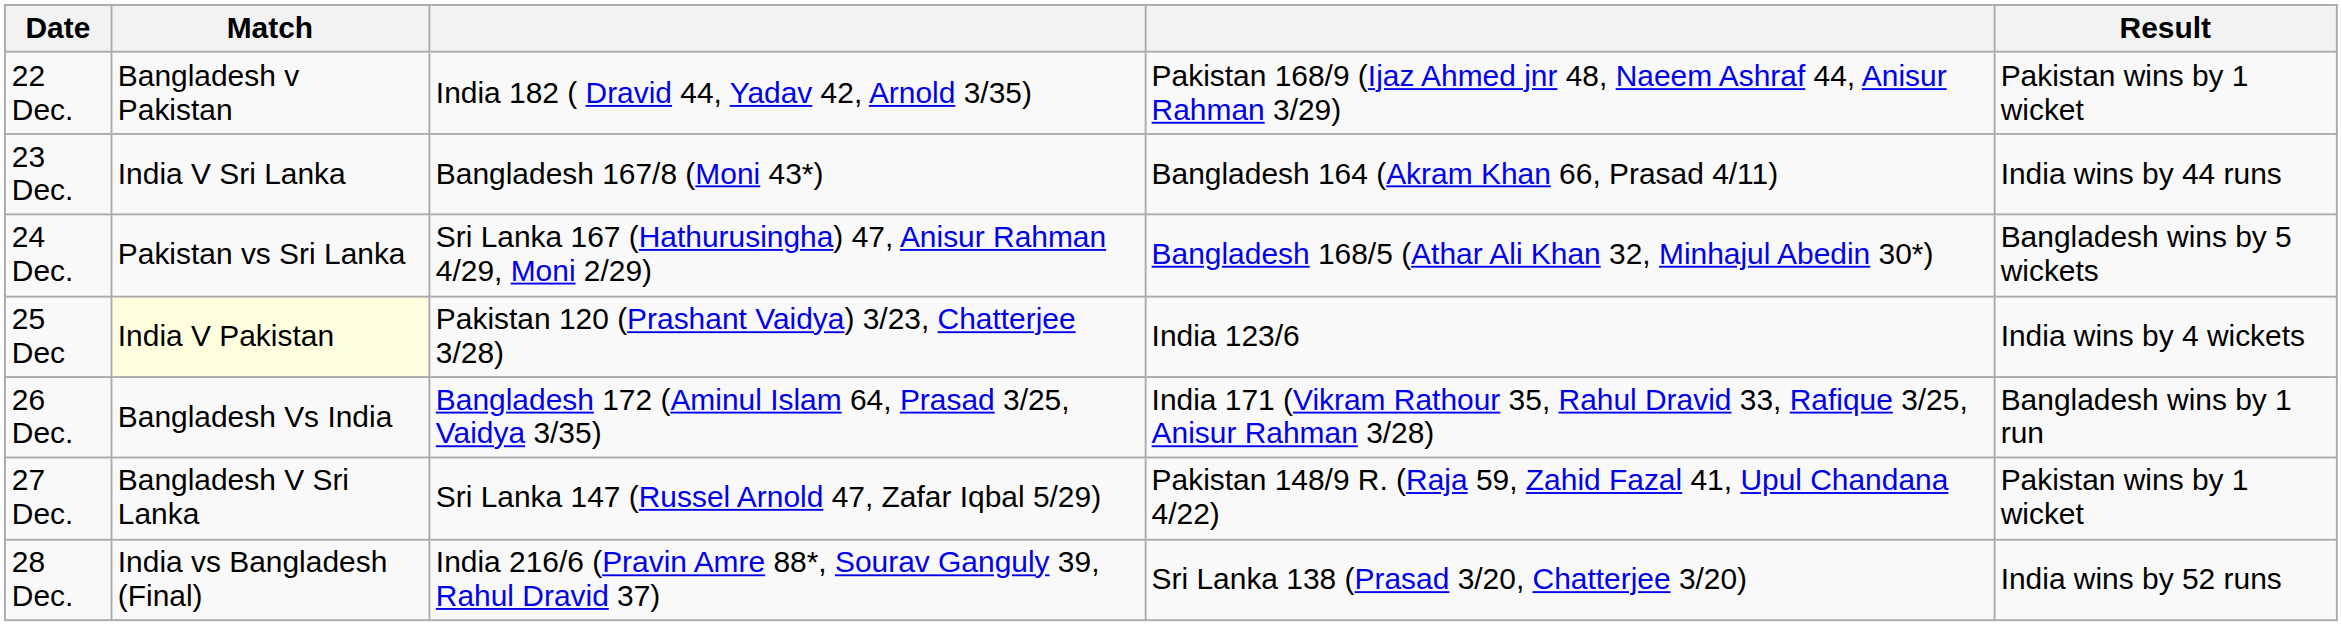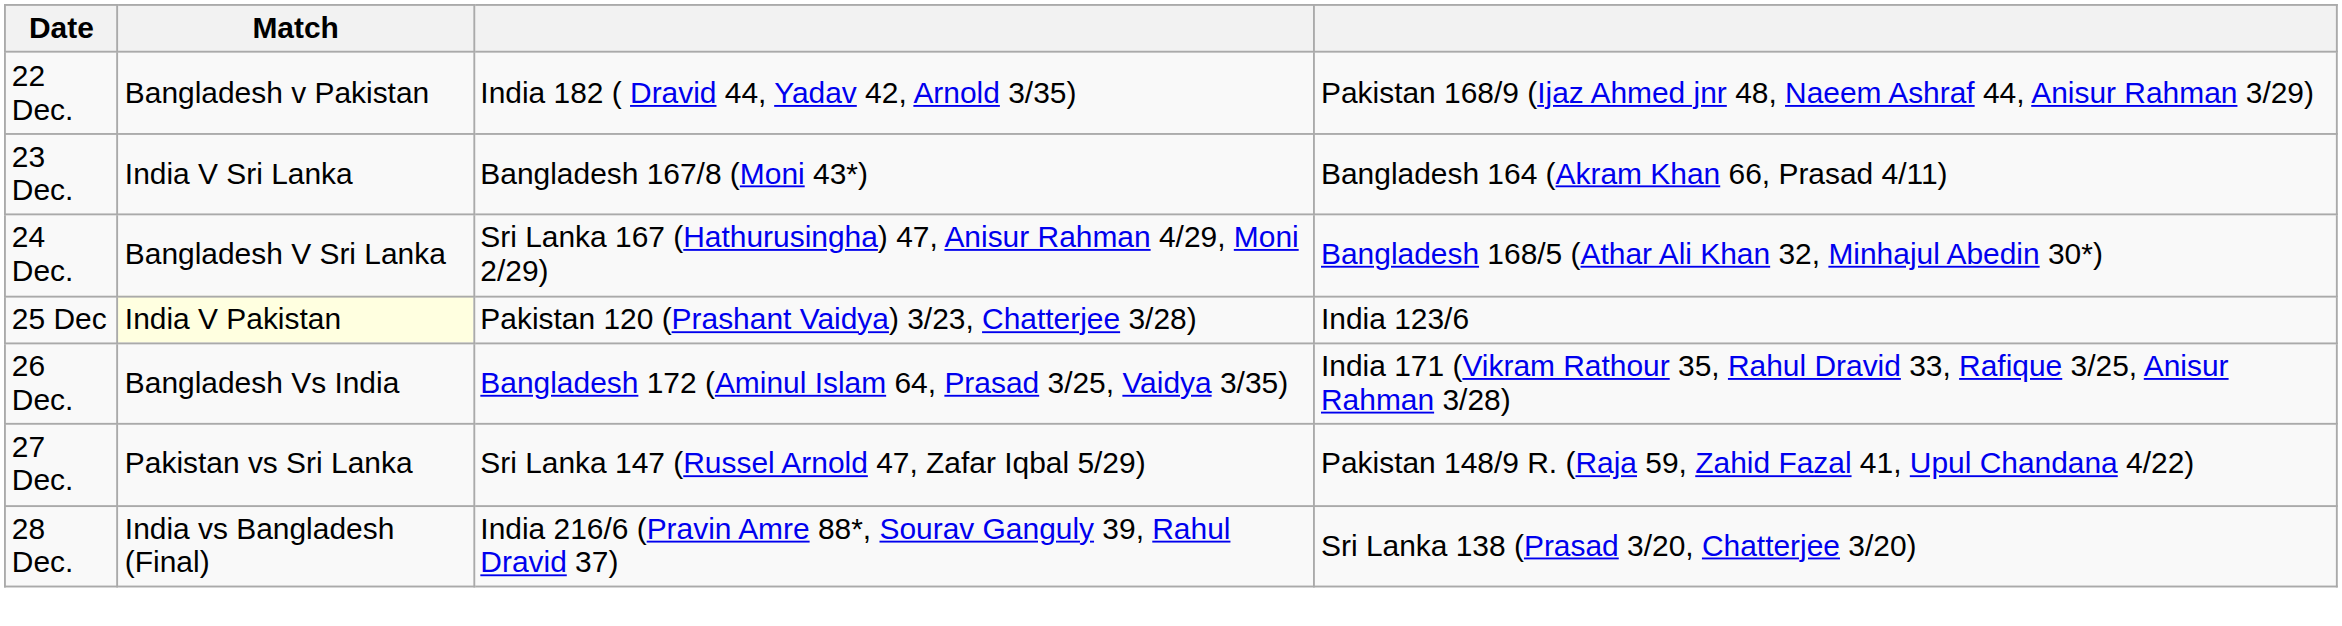- column: (2165, 28)
(262, 254) Pakistan vs Sri Lanka -> (285, 254) Bangladesh V Sri Lanka
(233, 498) Bangladesh V Sri Lanka -> (269, 464) Pakistan vs Sri Lanka
